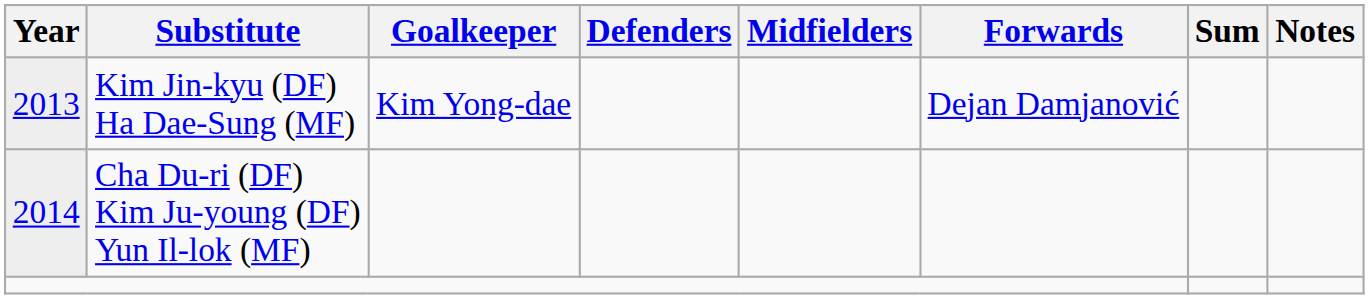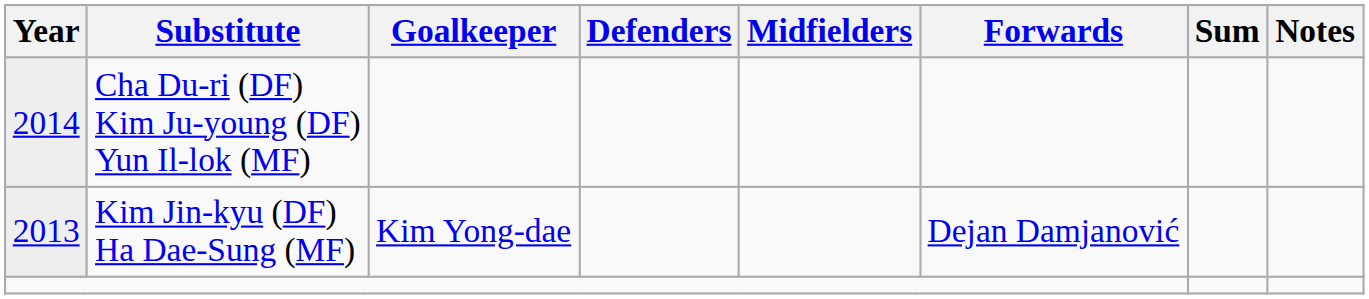rows swapped: (225, 102) <-> (228, 212)
